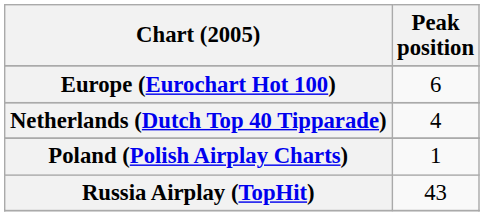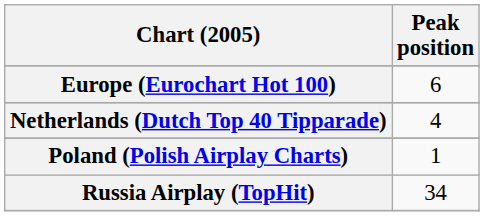(436, 192) 43 -> (436, 192) 34
